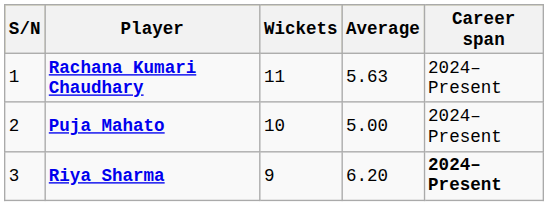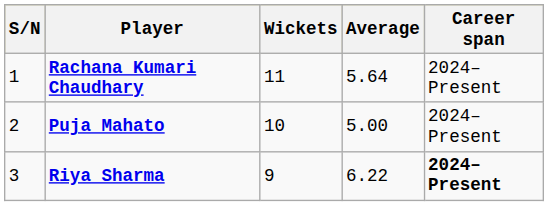(367, 78) 5.63 -> (367, 78) 5.64
(367, 176) 6.20 -> (367, 176) 6.22
